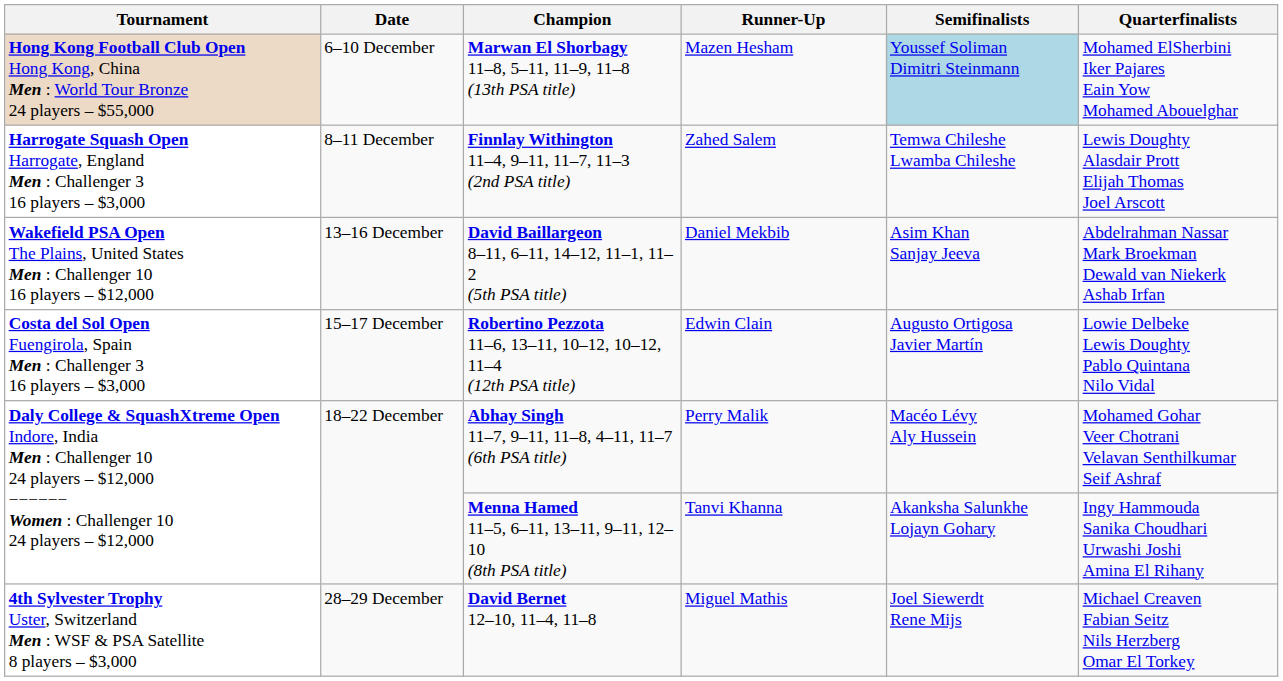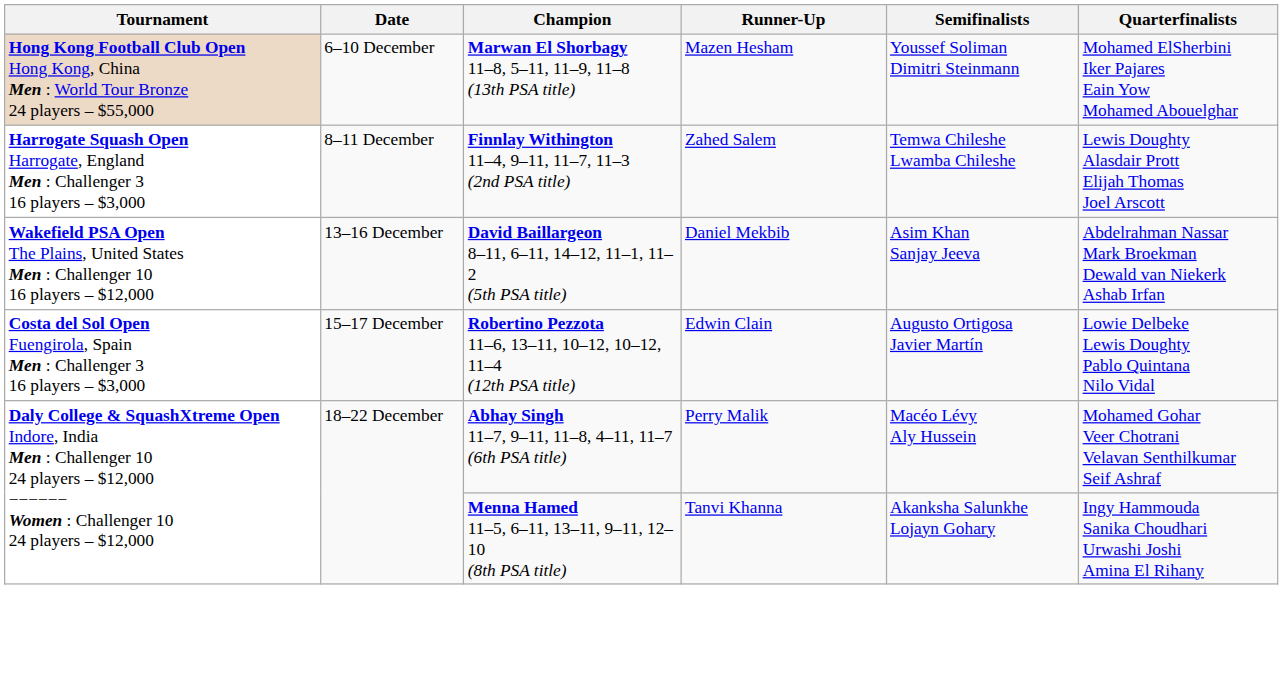(955, 58) lightblue background -> (955, 58) no background
- row: (532, 609)
